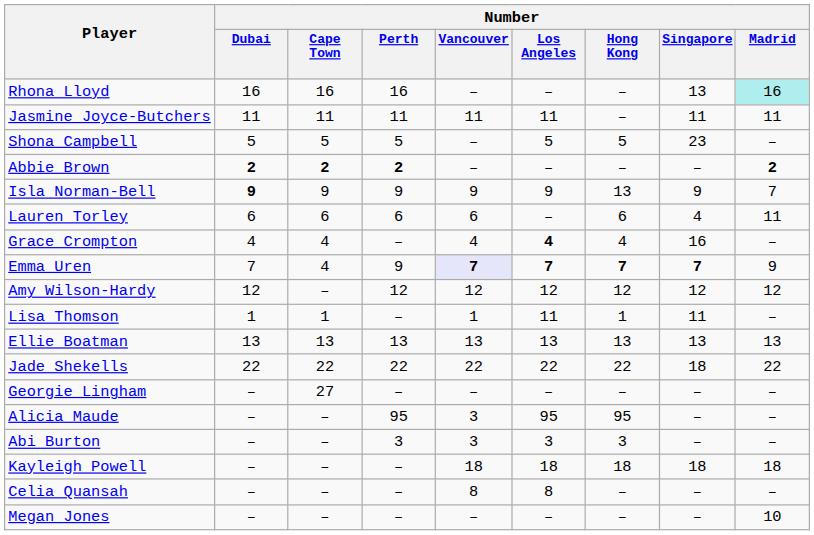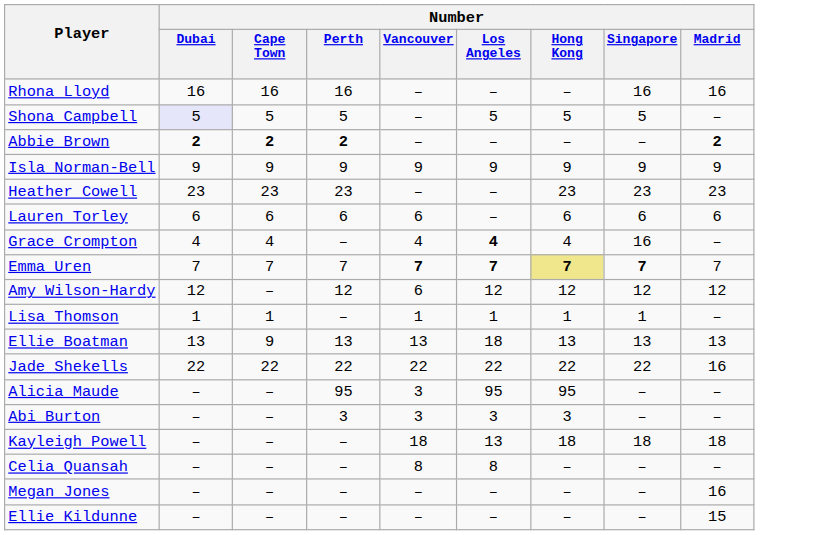(697, 92) 13 -> (642, 92) 16
(772, 92) paleturquoise background -> (717, 92) no background
- row: (110, 117)
(251, 142) no background -> (196, 117) lavender background
(697, 142) 23 -> (642, 117) 5
(251, 192) bold -> (196, 167) normal
(622, 192) 13 -> (567, 167) 9
(772, 192) 7 -> (717, 167) 9
+ row: (73, 192)
(697, 217) 4 -> (642, 217) 6
(772, 217) 11 -> (717, 217) 6
(325, 267) 4 -> (270, 267) 7
(399, 267) 9 -> (343, 267) 7
(474, 267) lavender background -> (418, 267) no background
(622, 267) no background -> (567, 267) khaki background
(772, 267) 9 -> (717, 267) 7
(474, 292) 12 -> (418, 292) 6
(549, 317) 11 -> (493, 317) 1
(697, 317) 11 -> (642, 317) 1
(325, 342) 13 -> (270, 342) 9
(549, 342) 13 -> (493, 342) 18
(697, 367) 18 -> (642, 367) 22
(772, 367) 22 -> (717, 367) 16
- row: (77, 392)
(549, 467) 18 -> (493, 442) 13
(772, 517) 10 -> (717, 492) 16
+ row: (73, 517)
